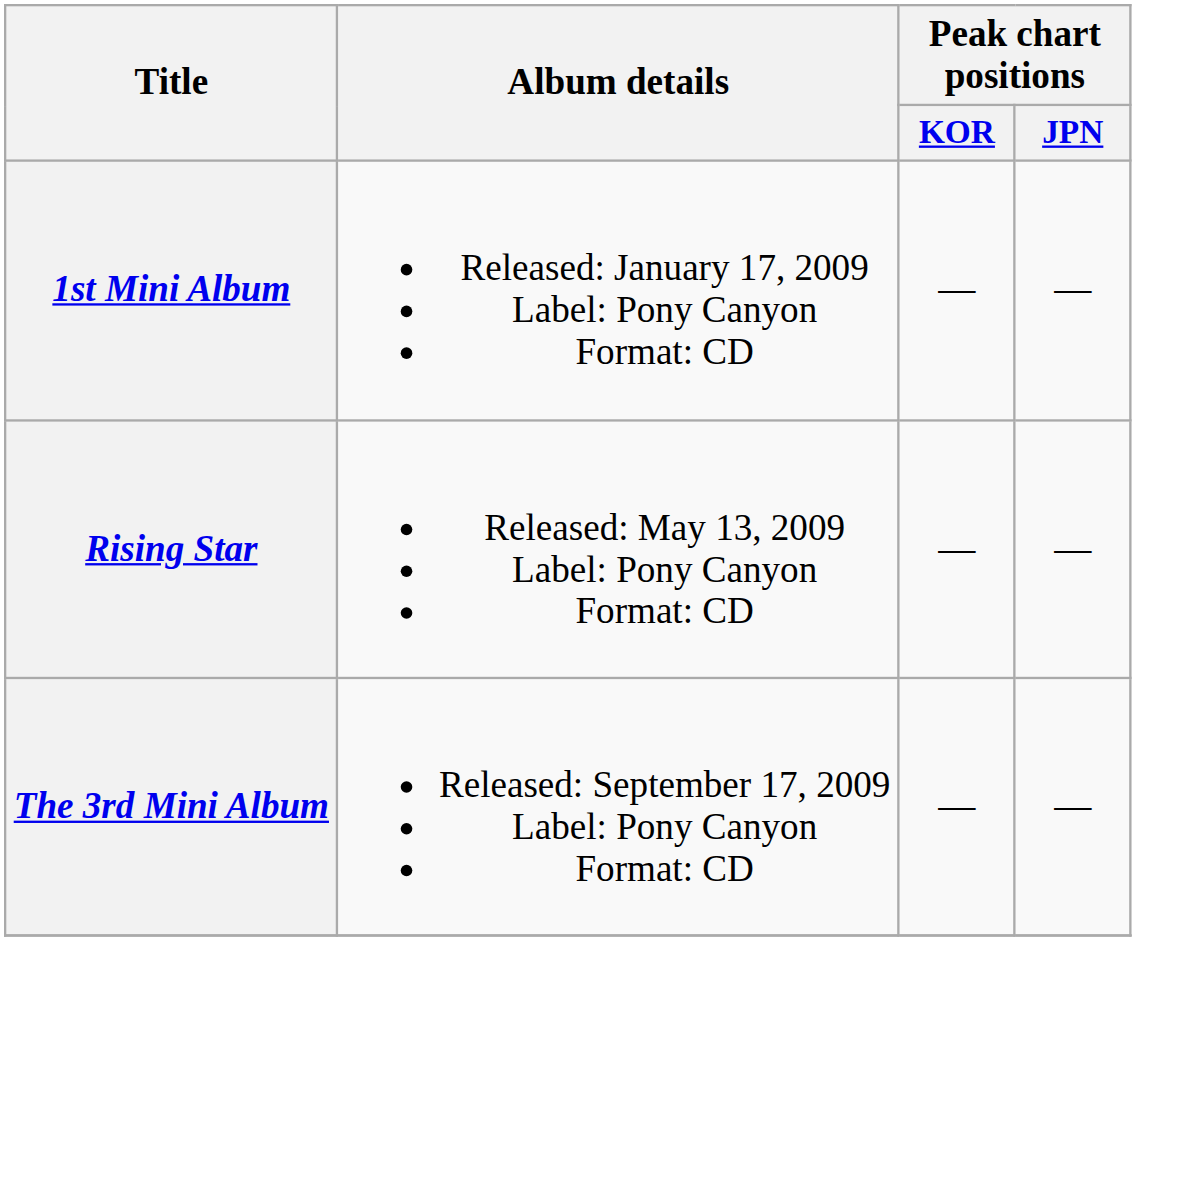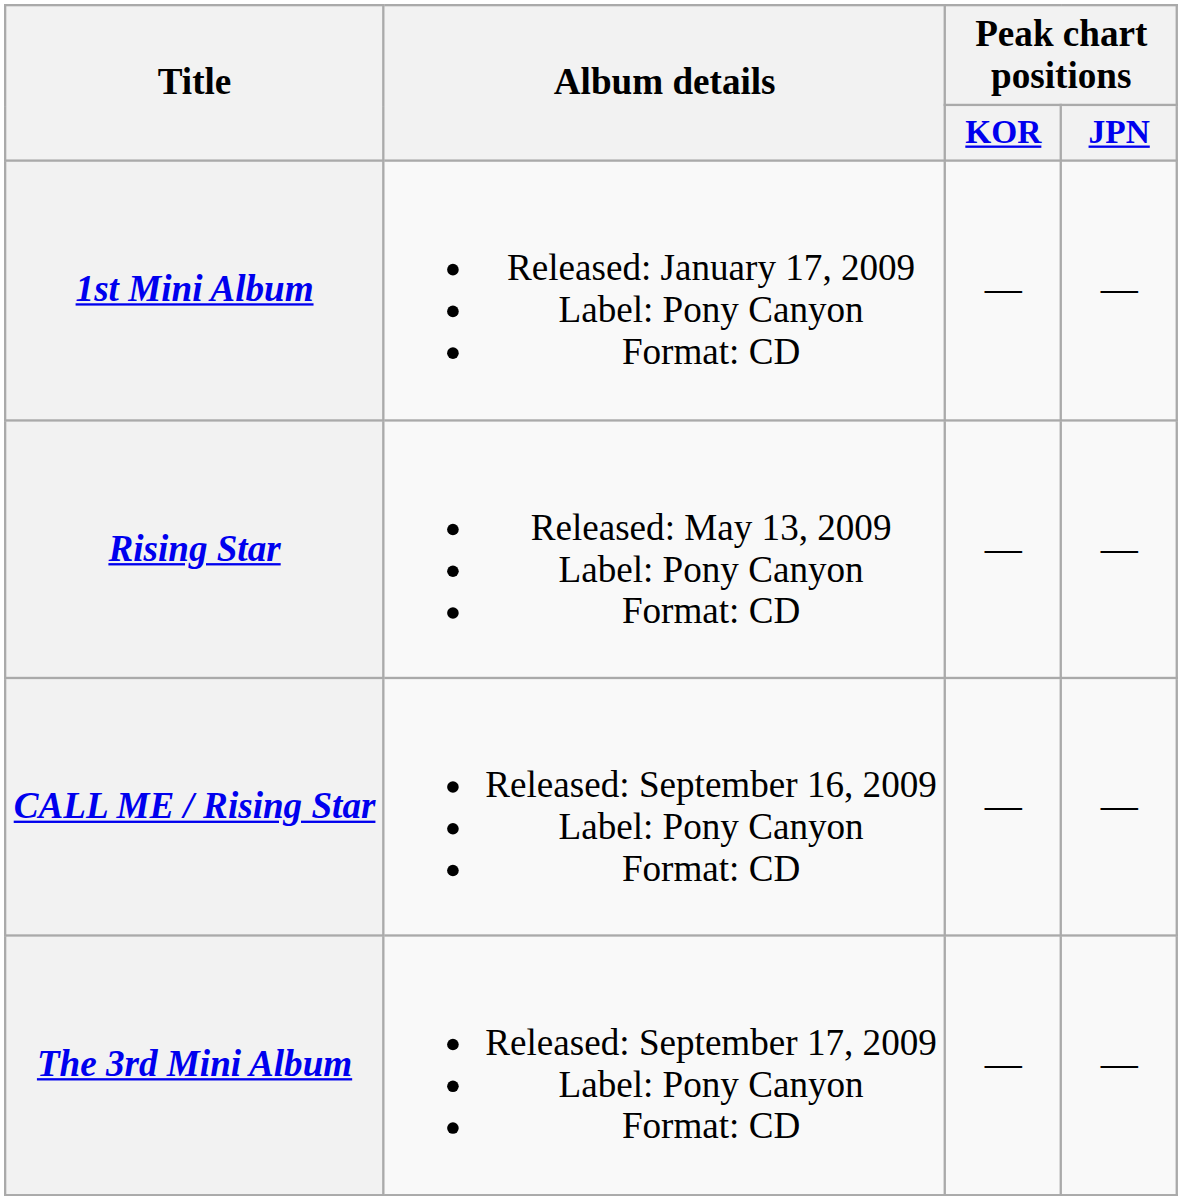+ row: (195, 806)
